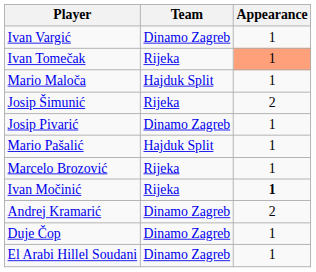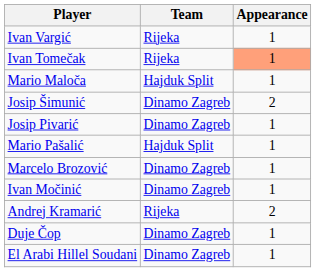(187, 37) Dinamo Zagreb -> (161, 37) Rijeka
(161, 102) Rijeka -> (187, 102) Dinamo Zagreb
(161, 168) Rijeka -> (187, 168) Dinamo Zagreb
(161, 189) Rijeka -> (187, 189) Dinamo Zagreb
(272, 189) bold -> (272, 189) normal
(187, 211) Dinamo Zagreb -> (161, 211) Rijeka
